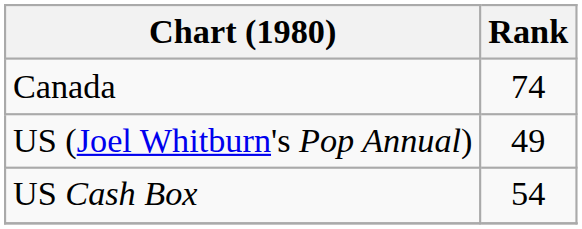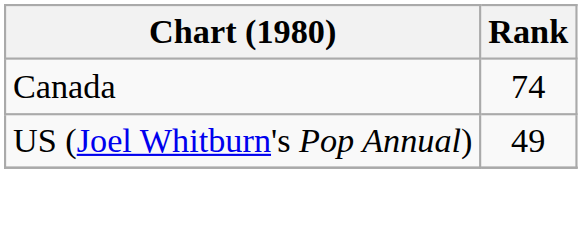- row: (105, 194)
